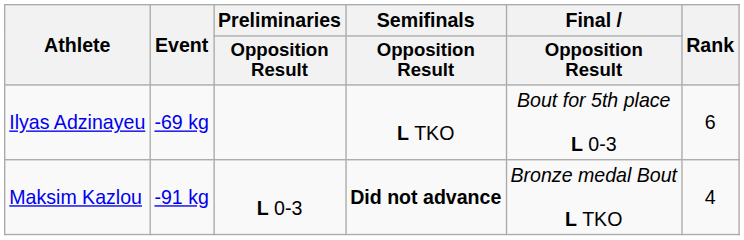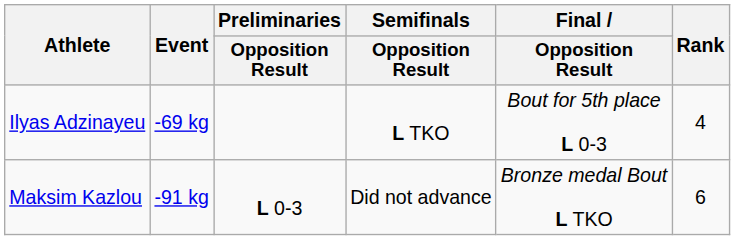(710, 123) 6 -> (700, 123) 4
(426, 197) bold -> (421, 197) normal
(710, 197) 4 -> (700, 197) 6
